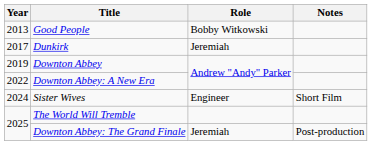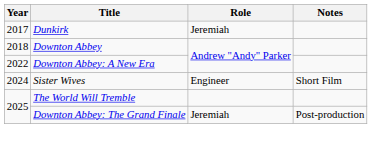- row: (61, 30)
(18, 64) 2019 -> (18, 47) 2018
